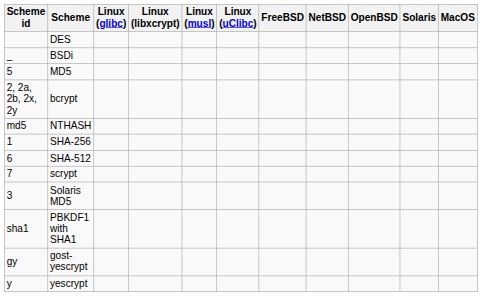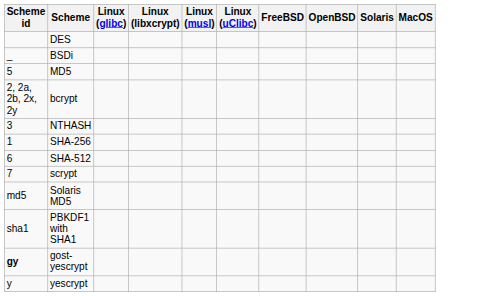- column: (327, 18)
(16, 126) md5 -> (9, 126) 3
(9, 196) 3 -> (16, 196) md5
(12, 262) normal -> (13, 262) bold
